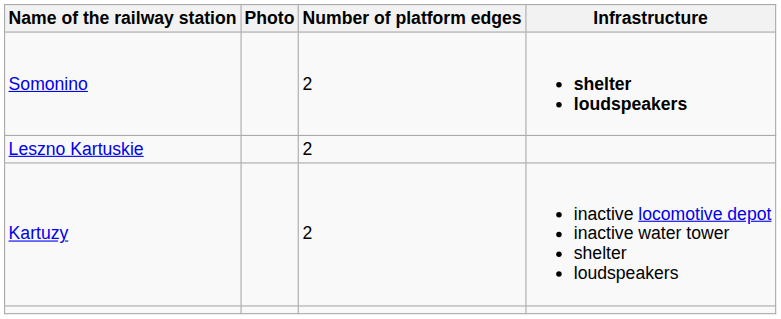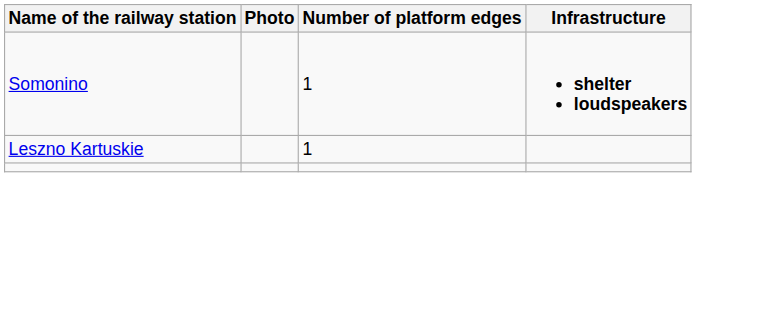(307, 83) 2 -> (307, 83) 1
(307, 149) 2 -> (307, 149) 1
- row: (38, 234)
